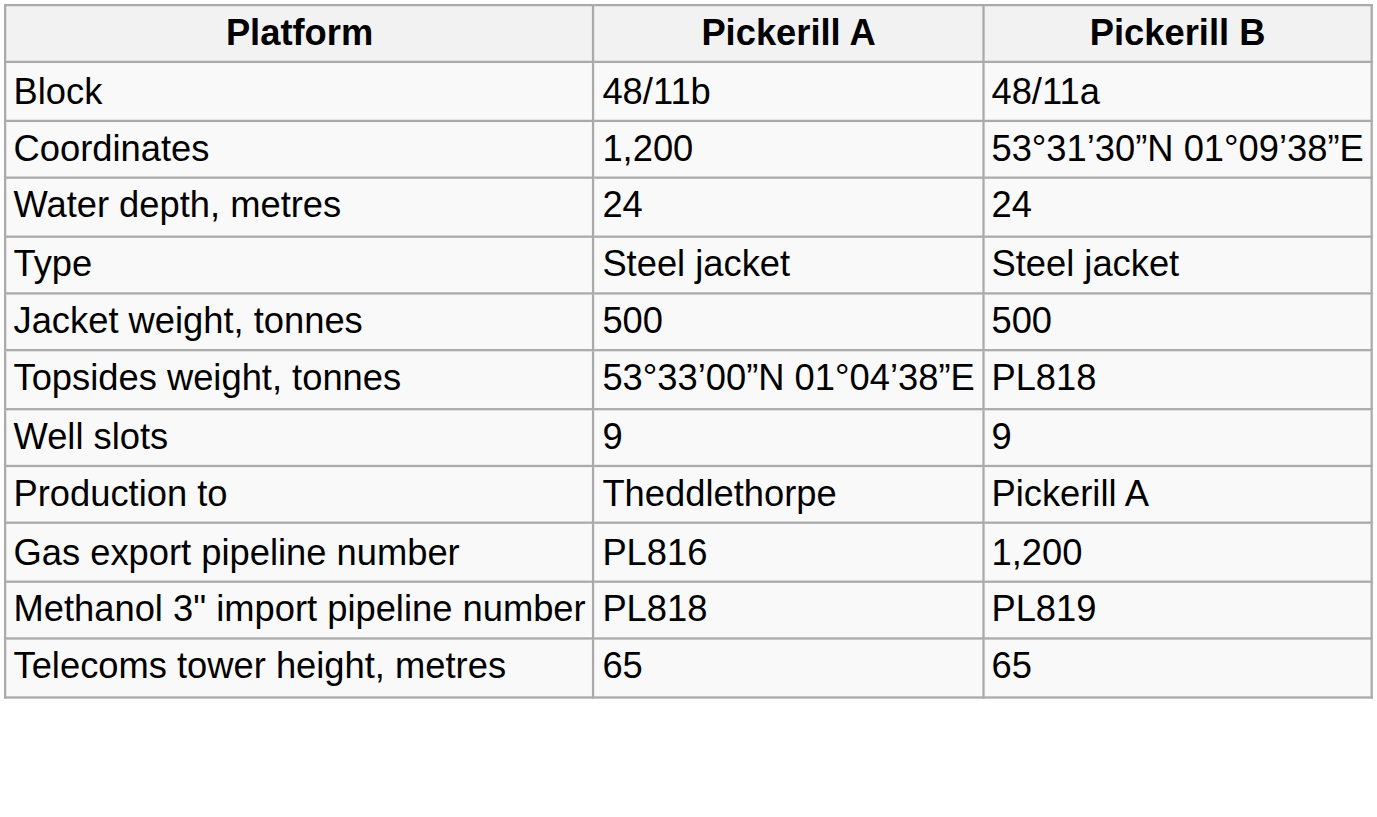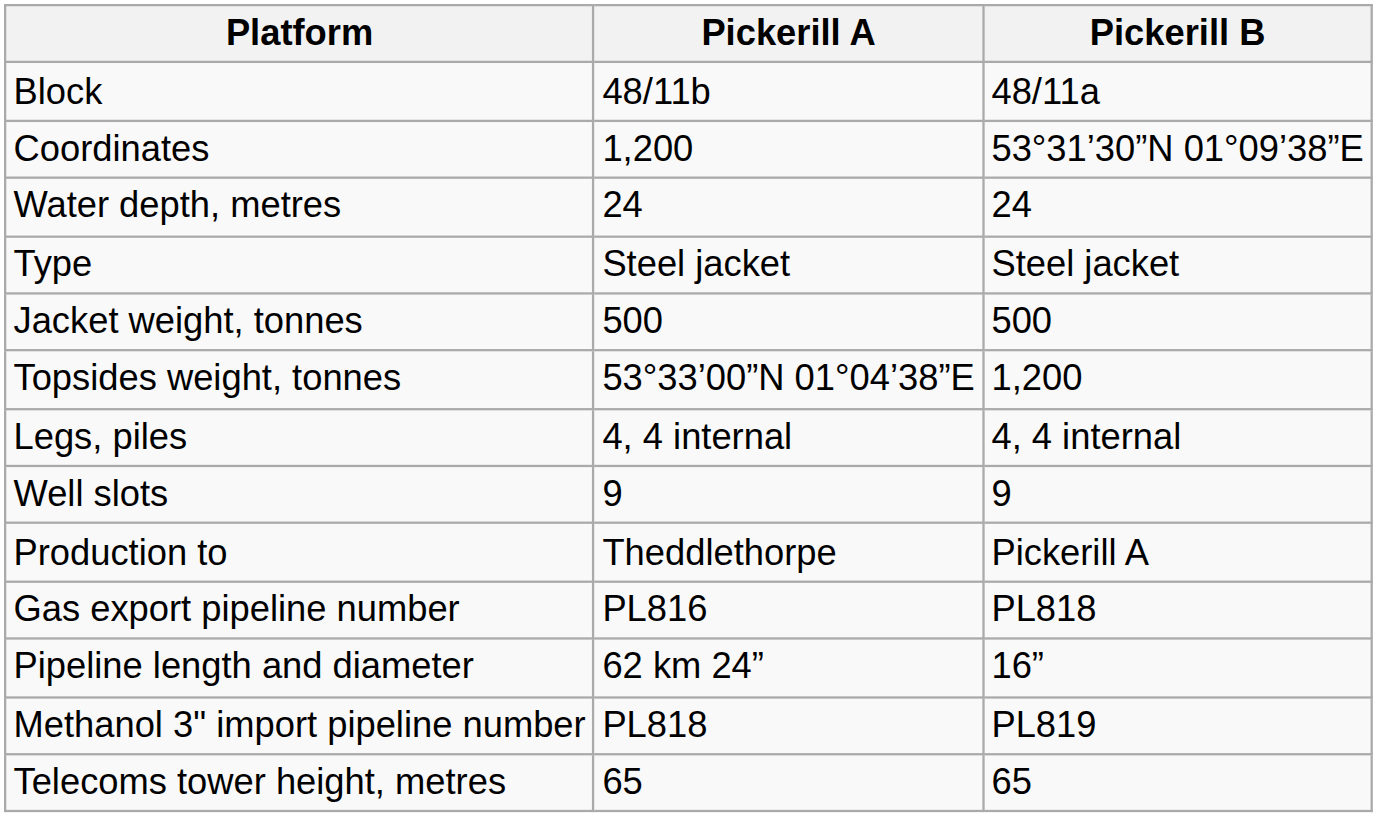(1044, 378) PL818 -> (1037, 378) 1,200
+ row: (100, 436)
(1037, 551) 1,200 -> (1044, 609) PL818
+ row: (244, 666)
